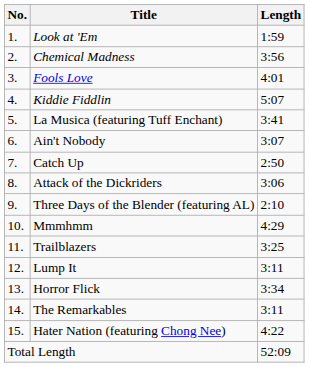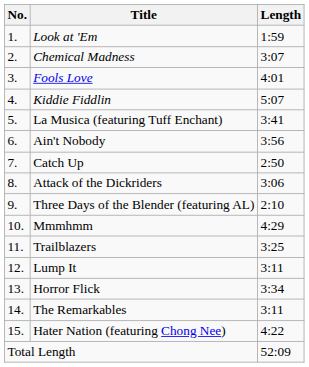(272, 57) 3:56 -> (272, 57) 3:07
(272, 141) 3:07 -> (272, 141) 3:56
